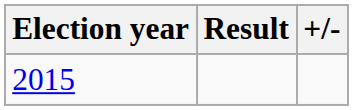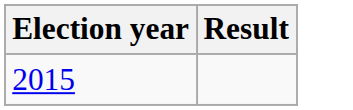- column: (322, 29)
